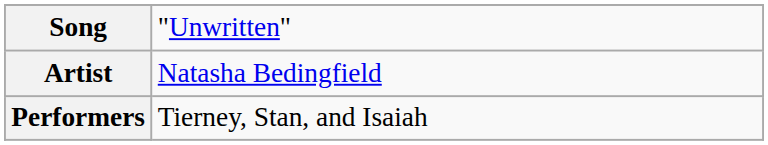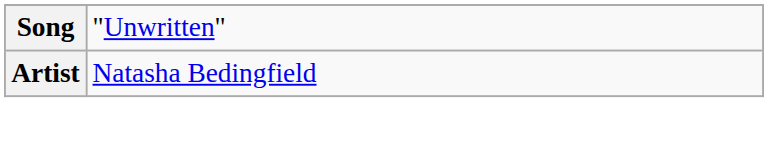- row: (78, 117)
